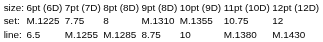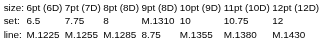(43, 21) M.1225 -> (33, 21) 6.5
(196, 21) M.1355 -> (185, 21) 10
(33, 34) 6.5 -> (43, 34) M.1225
(185, 34) 10 -> (196, 34) M.1355
